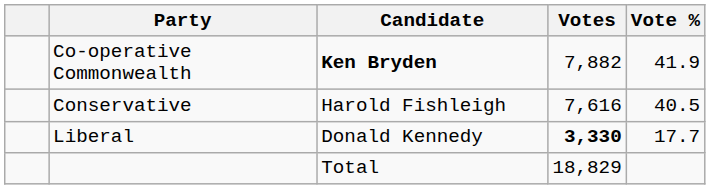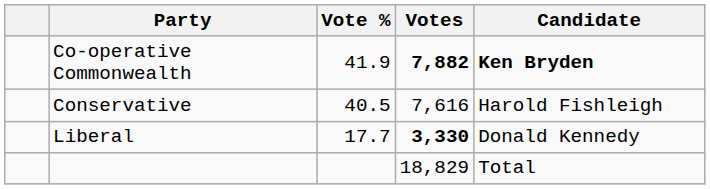columns swapped: (432, 20) <-> (666, 20)
(593, 63) normal -> (440, 63) bold
